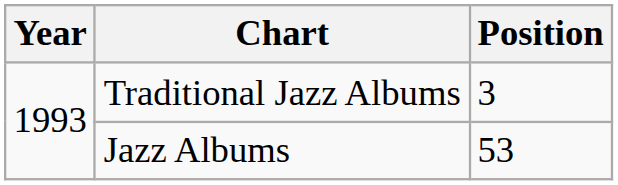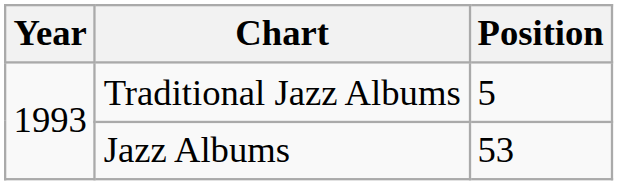(487, 91) 3 -> (487, 91) 5
